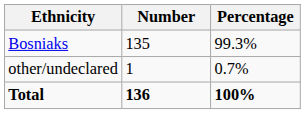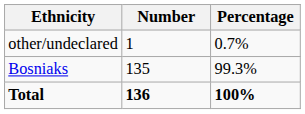rows swapped: (38, 43) <-> (63, 69)
